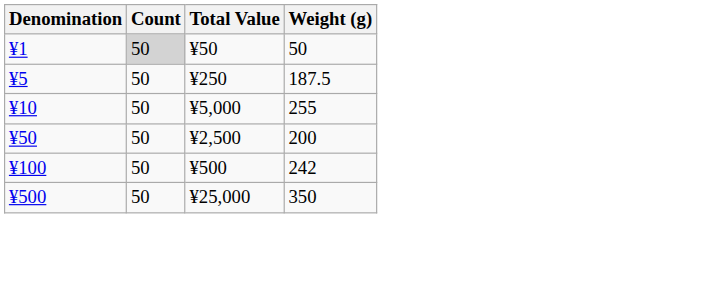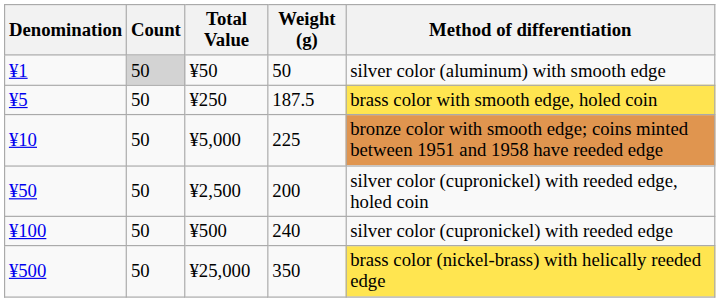+ column: (530, 29)
(302, 108) 255 -> (286, 140) 225
(302, 167) 242 -> (286, 230) 240
